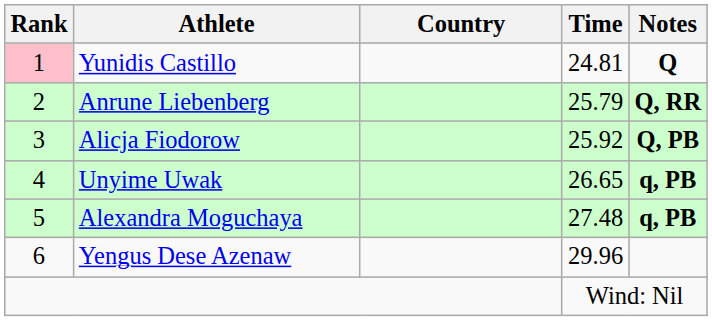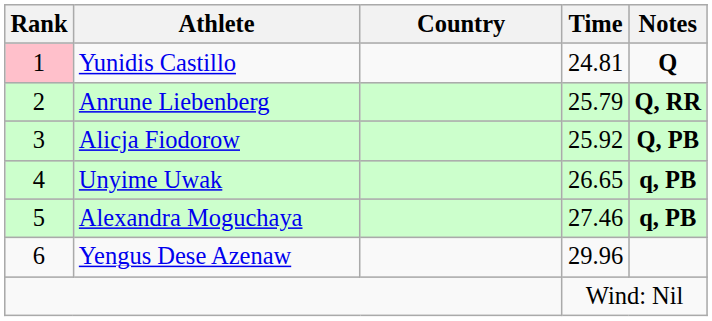(596, 218) 27.48 -> (596, 218) 27.46
